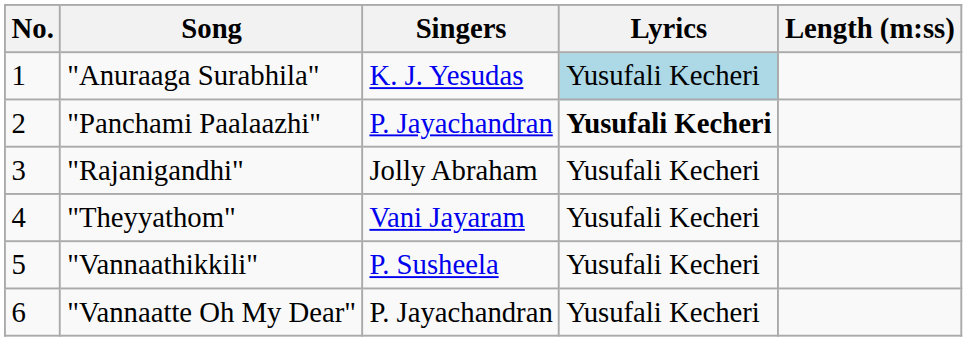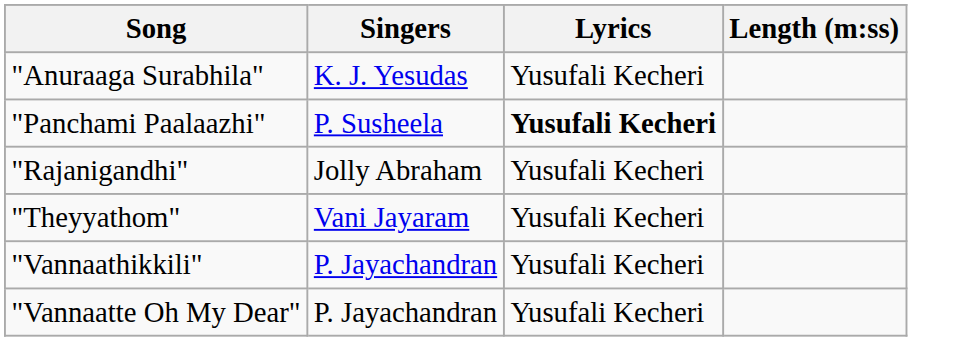- column: (33, 28)
(663, 75) lightblue background -> (607, 75) no background
(461, 123) P. Jayachandran -> (378, 123) P. Susheela
(434, 265) P. Susheela -> (406, 265) P. Jayachandran
